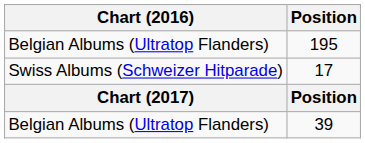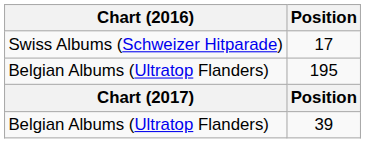rows swapped: (324, 44) <-> (324, 71)
